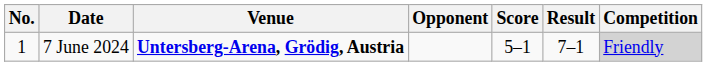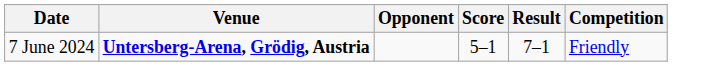- column: (22, 18)
(633, 46) lightgrey background -> (599, 46) no background
